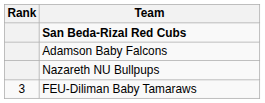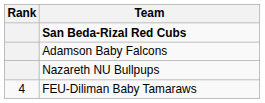(22, 88) 3 -> (22, 88) 4
